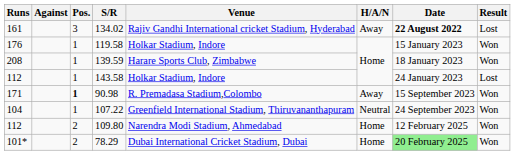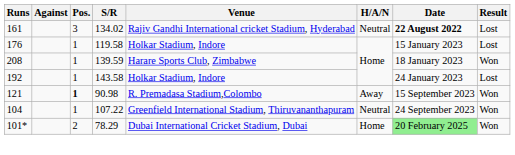(371, 28) Away -> (375, 28) Neutral
(489, 45) Won -> (489, 45) Lost
(14, 77) 112 -> (14, 77) 192
(14, 93) 171 -> (14, 93) 121
- row: (109, 126)
